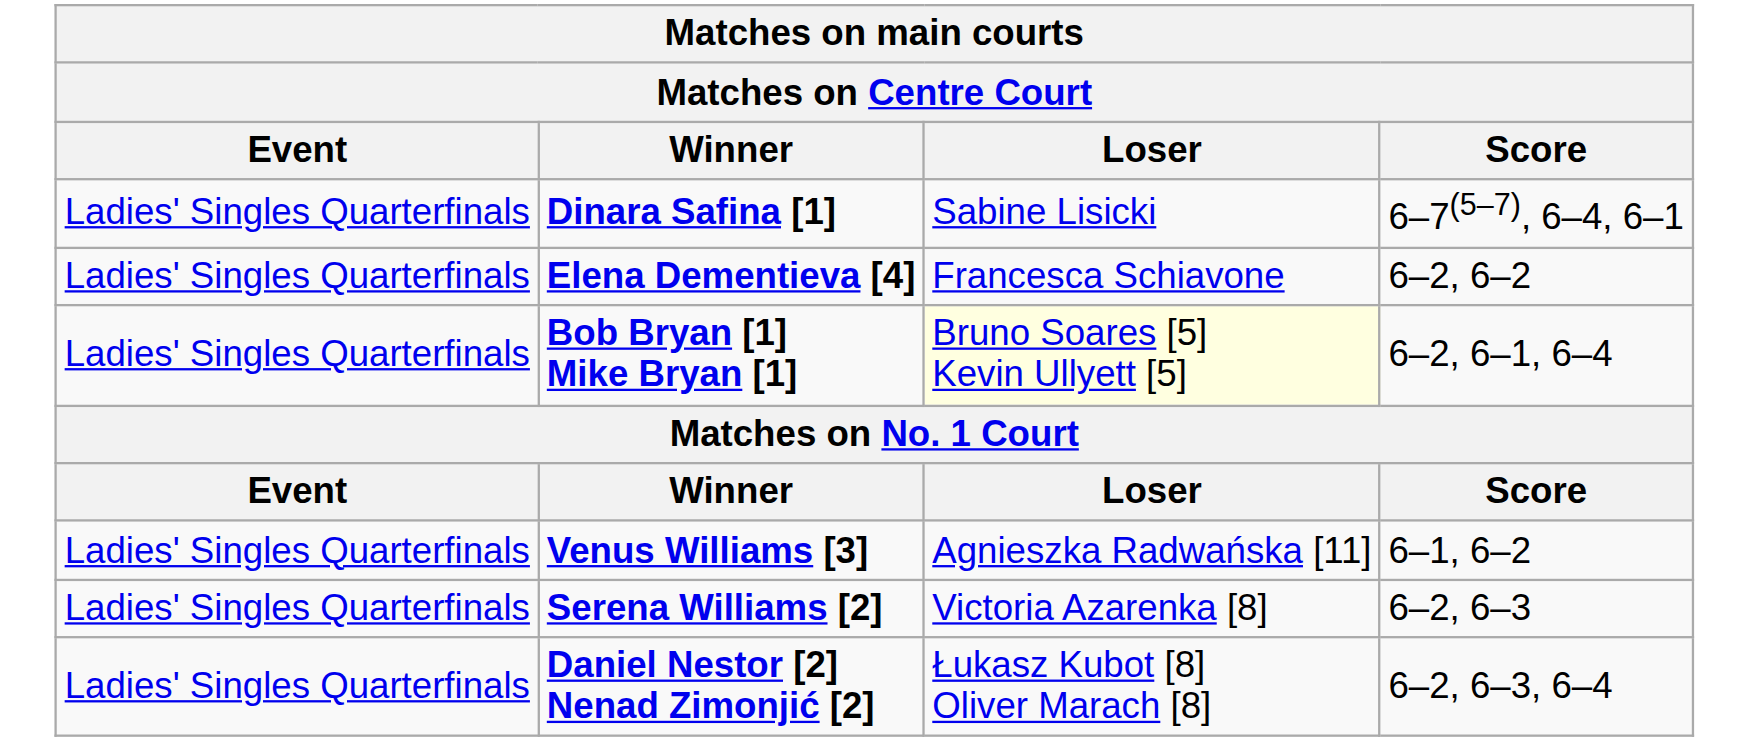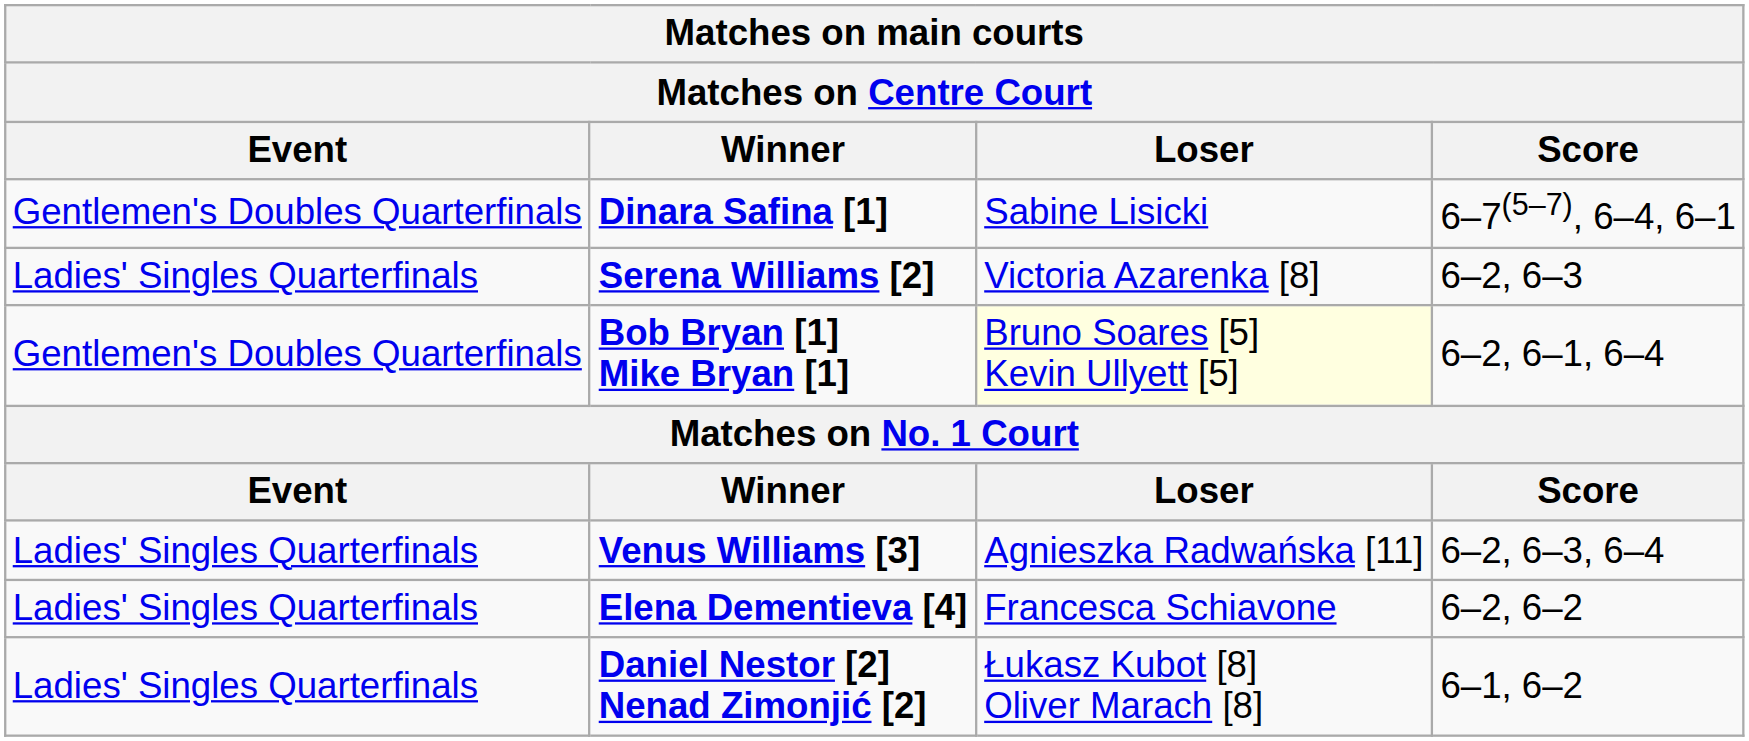(297, 212) Ladies' Singles Quarterfinals -> (297, 212) Gentlemen's Doubles Quarterfinals
rows swapped: (715, 607) <-> (731, 275)
(297, 354) Ladies' Singles Quarterfinals -> (297, 354) Gentlemen's Doubles Quarterfinals
(1460, 549) 6–1, 6–2 -> (1552, 549) 6–2, 6–3, 6–4
(1501, 686) 6–2, 6–3, 6–4 -> (1512, 686) 6–1, 6–2
